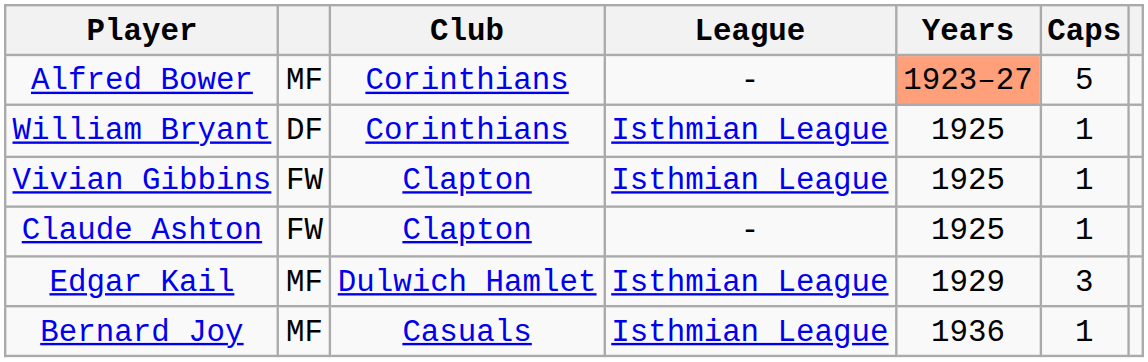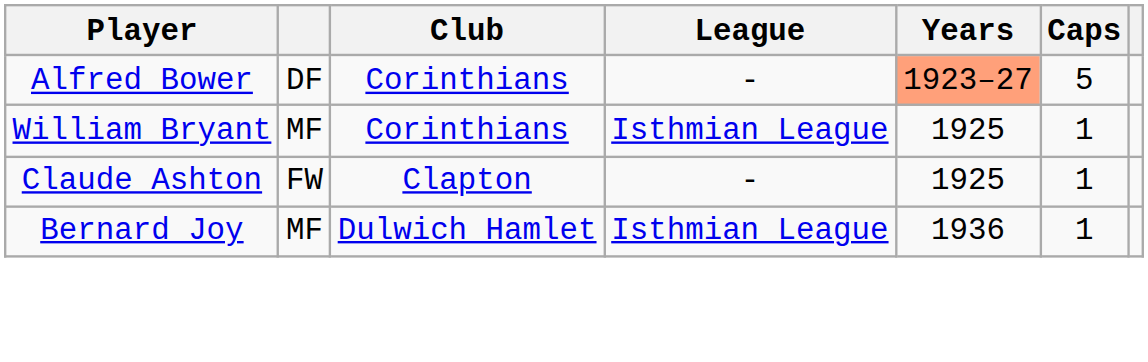(305, 81) MF -> (305, 81) DF
(305, 131) DF -> (305, 131) MF
- row: (142, 181)
- row: (142, 281)
(467, 332) Casuals -> (467, 231) Dulwich Hamlet
